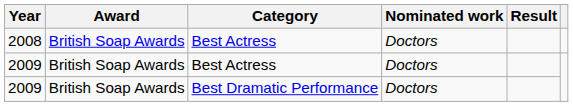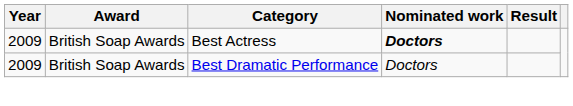- row: (25, 40)
(411, 64) normal -> (414, 40) bold
